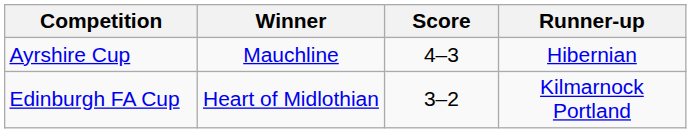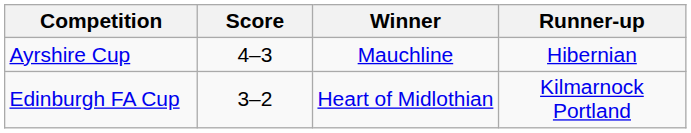columns swapped: (291, 21) <-> (441, 21)
